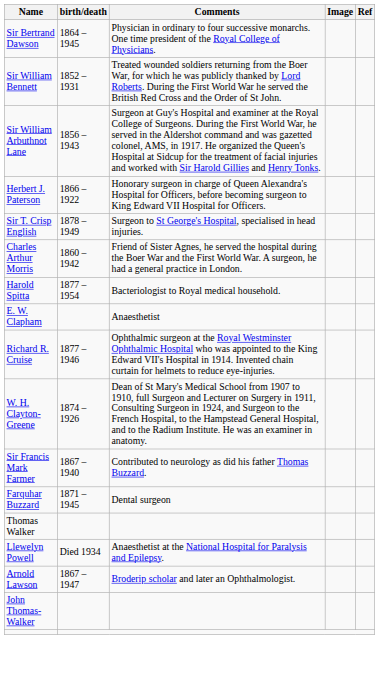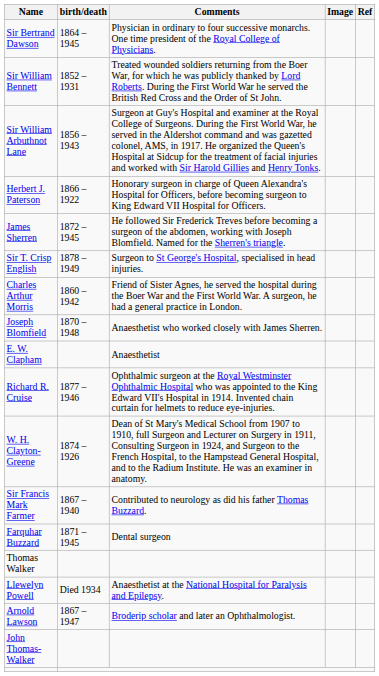+ row: (22, 232)
- row: (20, 290)
+ row: (26, 328)
